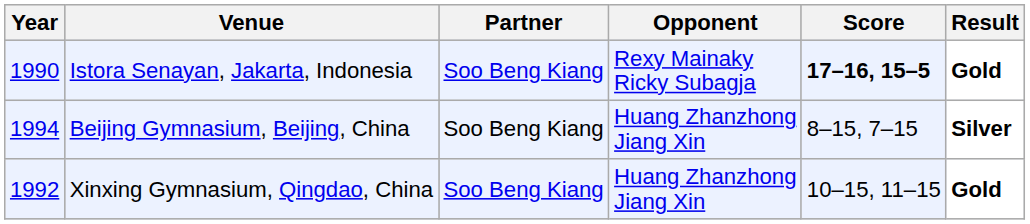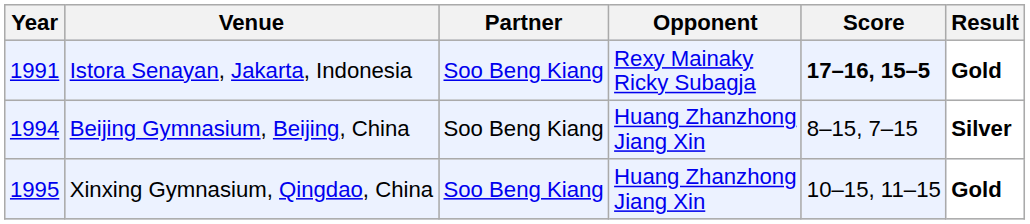(35, 70) 1990 -> (35, 70) 1991
(35, 189) 1992 -> (35, 189) 1995
